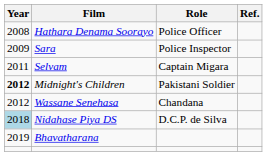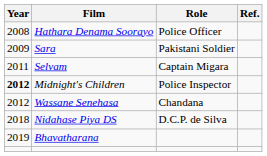(195, 48) Police Inspector -> (197, 48) Pakistani Soldier
(197, 84) Pakistani Soldier -> (195, 84) Police Inspector
(18, 119) lightblue background -> (18, 119) no background
